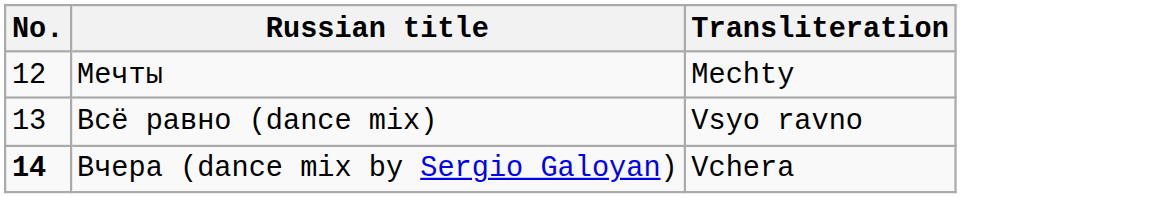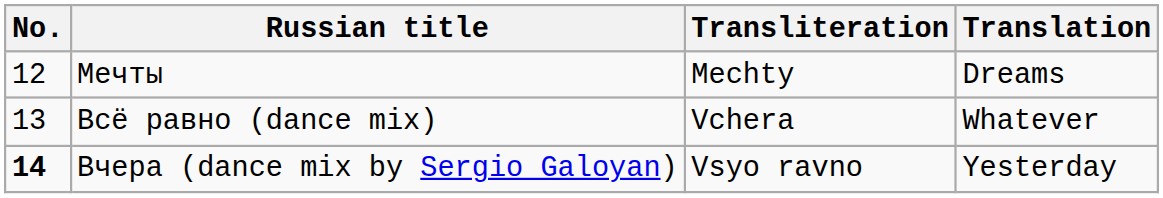+ column: (1057, 28)
(777, 122) Vsyo ravno -> (743, 122) Vchera
(743, 168) Vchera -> (777, 168) Vsyo ravno
